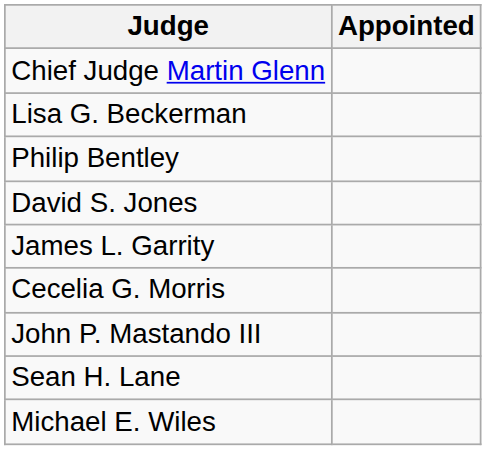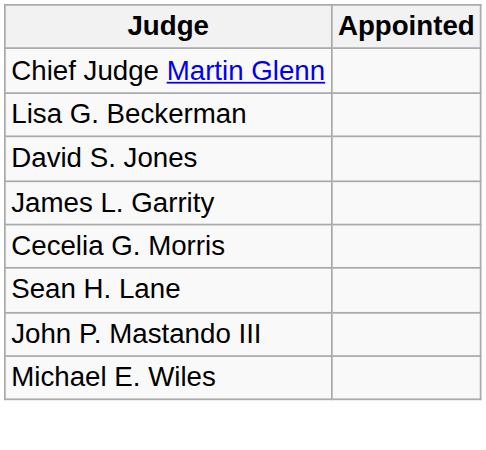- row: (95, 158)
rows swapped: (136, 333) <-> (96, 377)
